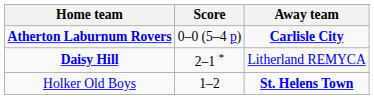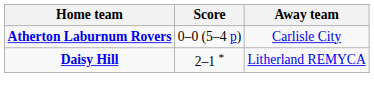(307, 36) bold -> (307, 36) normal
- row: (90, 83)
